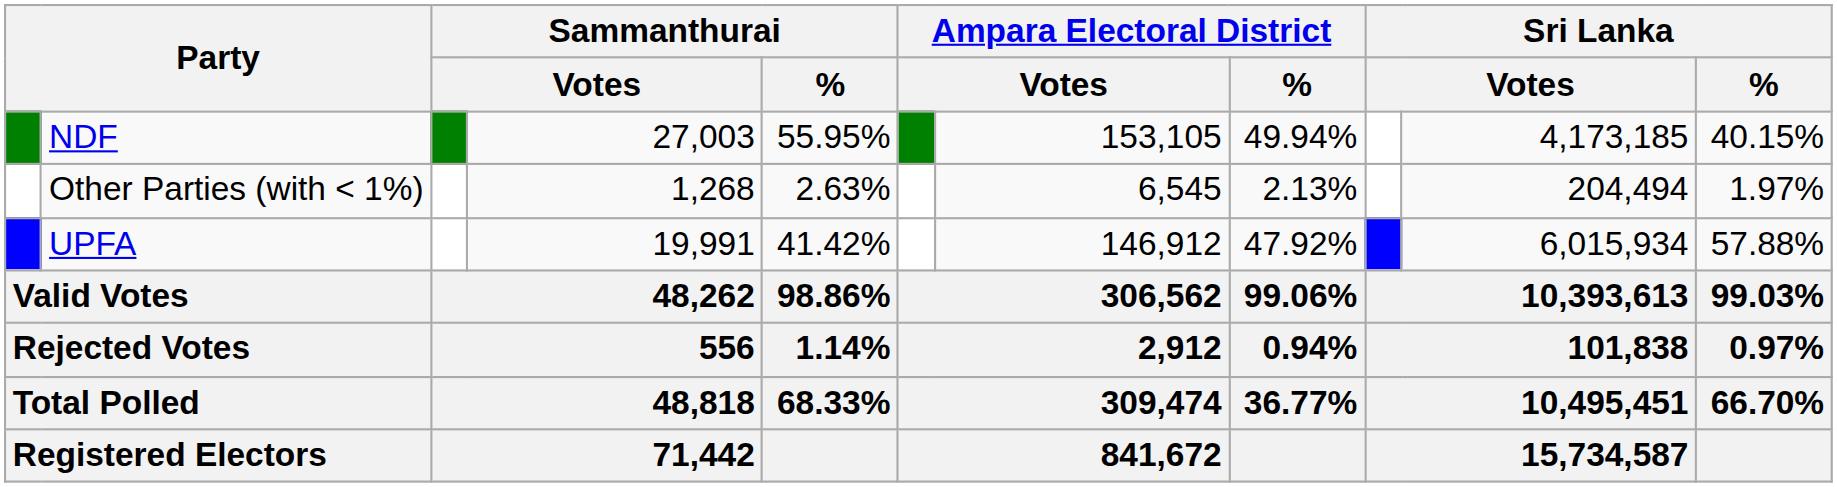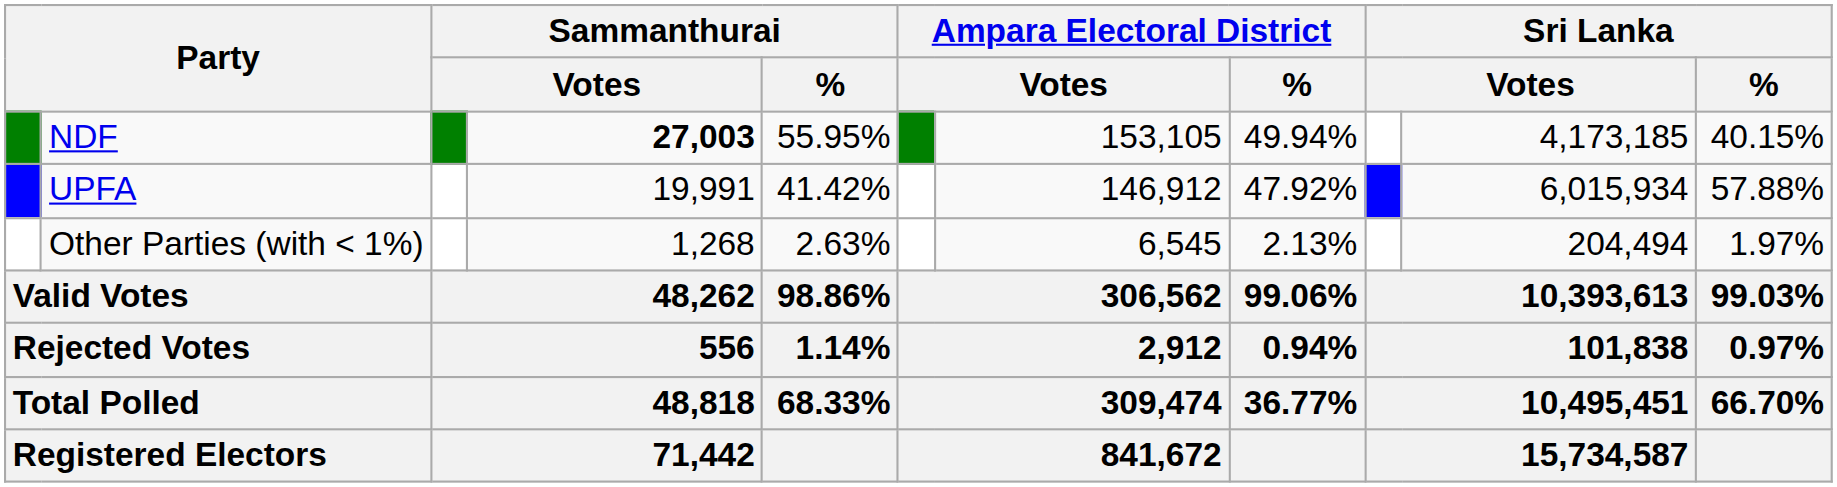(704, 137) normal -> (704, 137) bold
rows swapped: (93, 243) <-> (236, 190)
